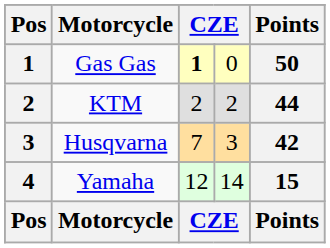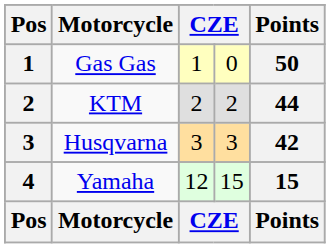(196, 63) bold -> (196, 63) normal
(196, 142) 7 -> (196, 142) 3
(232, 181) 14 -> (232, 181) 15
